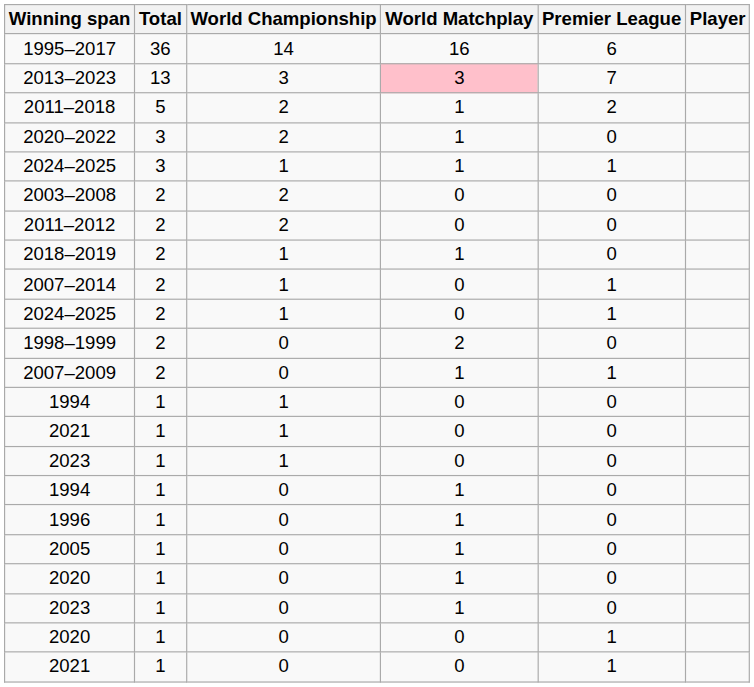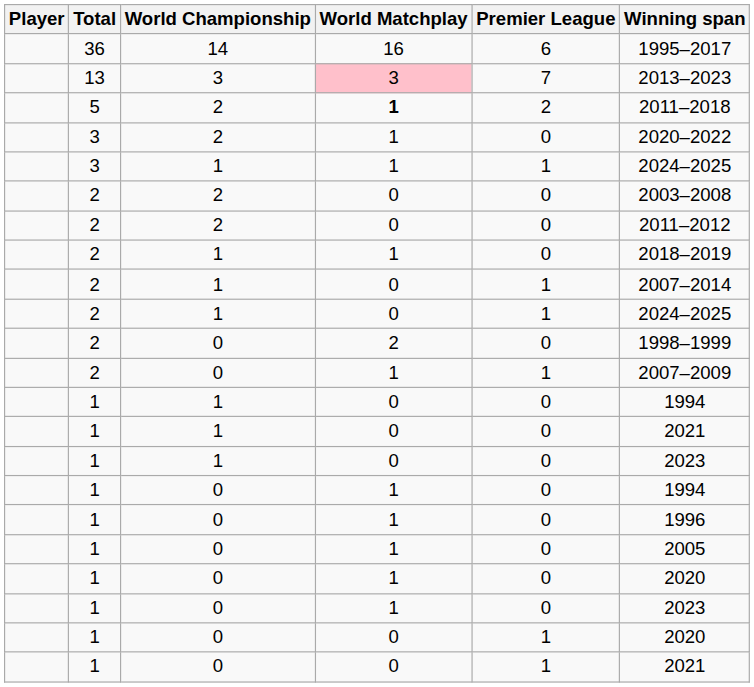columns swapped: (718, 19) <-> (70, 19)
(459, 107) normal -> (394, 107) bold
